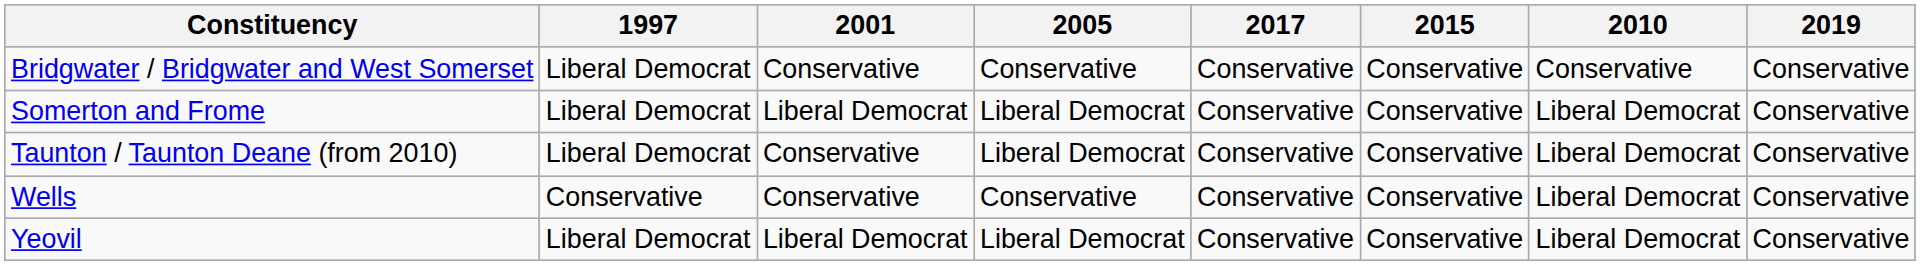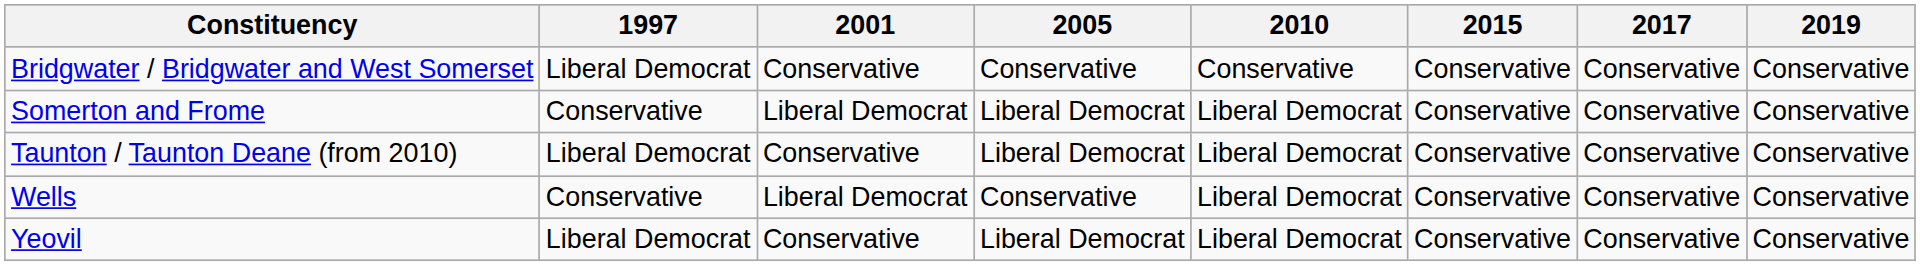columns swapped: (1638, 25) <-> (1275, 25)
(648, 111) Liberal Democrat -> (624, 111) Conservative
(841, 196) Conservative -> (865, 196) Liberal Democrat
(865, 238) Liberal Democrat -> (841, 238) Conservative
